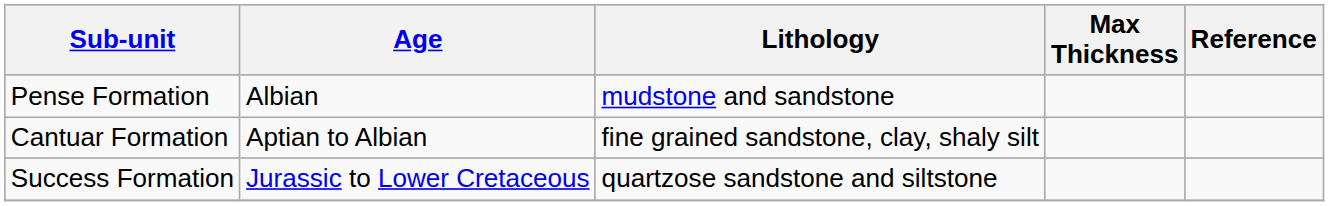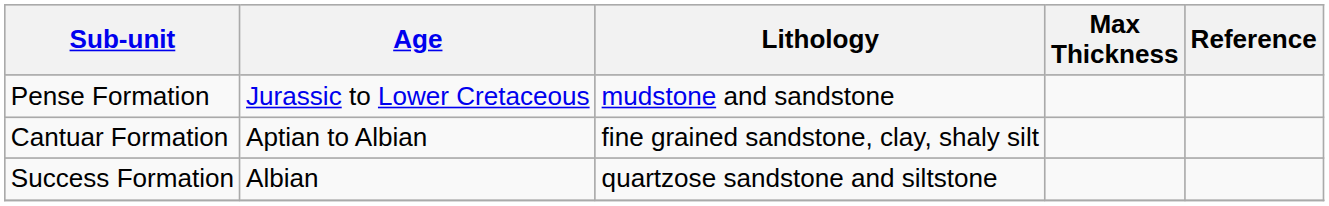(282, 95) Albian -> (418, 95) Jurassic to Lower Cretaceous
(418, 178) Jurassic to Lower Cretaceous -> (282, 178) Albian
